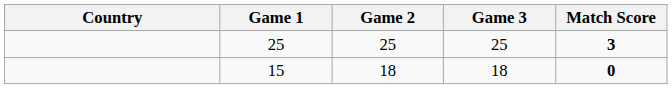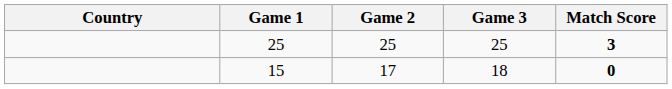(388, 70) 18 -> (388, 70) 17
